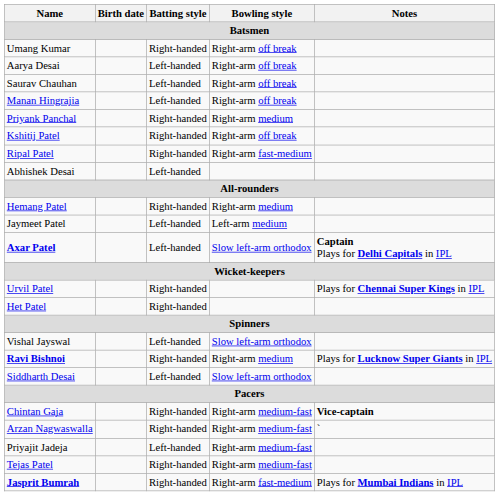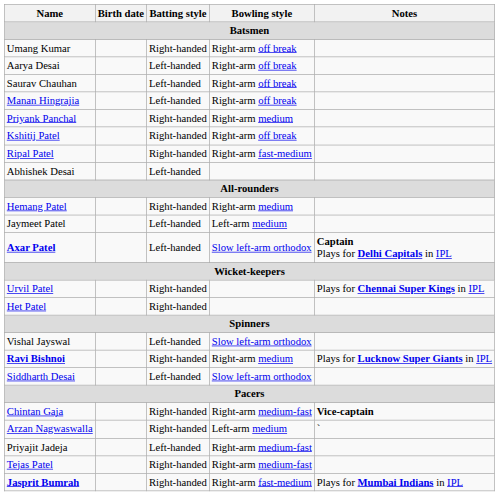(262, 429) Right-arm medium-fast -> (249, 429) Left-arm medium
